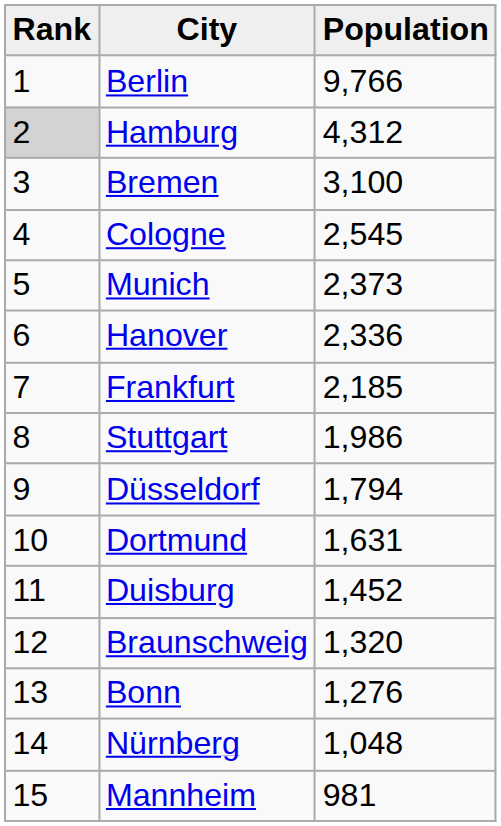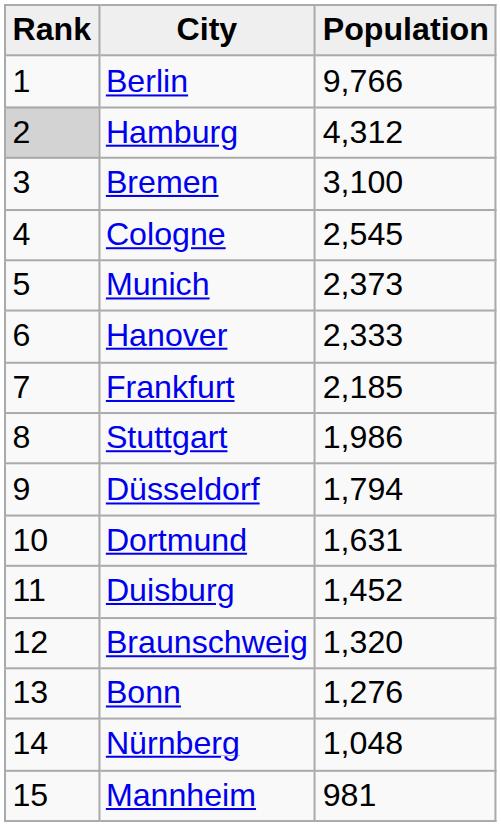(363, 336) 2,336 -> (363, 336) 2,333
